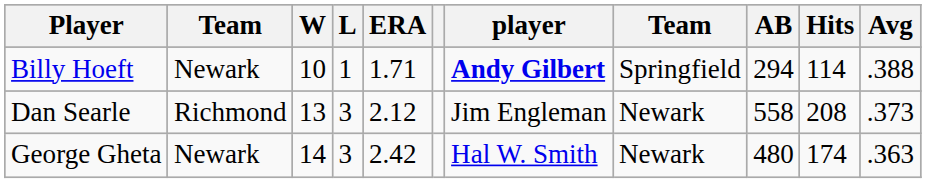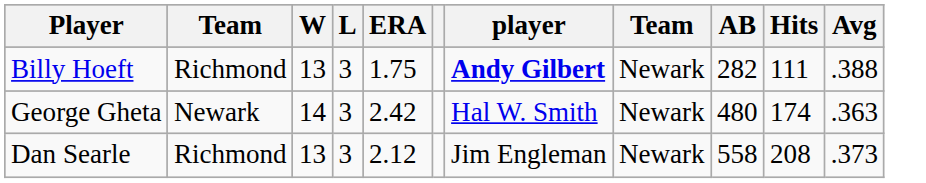(217, 68) Newark -> (230, 68) Richmond
(313, 68) 10 -> (313, 68) 13
(345, 68) 1 -> (345, 68) 3
(393, 68) 1.71 -> (393, 68) 1.75
(680, 68) Springfield -> (662, 68) Newark
(773, 68) 294 -> (737, 68) 282
(826, 68) 114 -> (789, 68) 111
rows swapped: (71, 111) <-> (86, 154)
